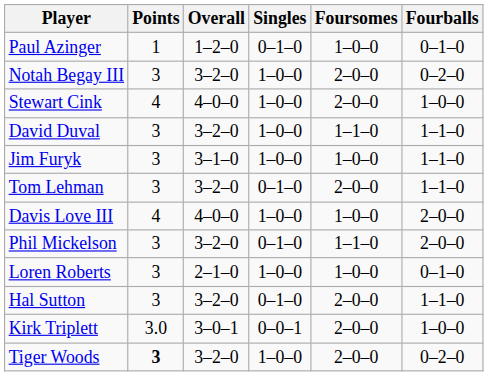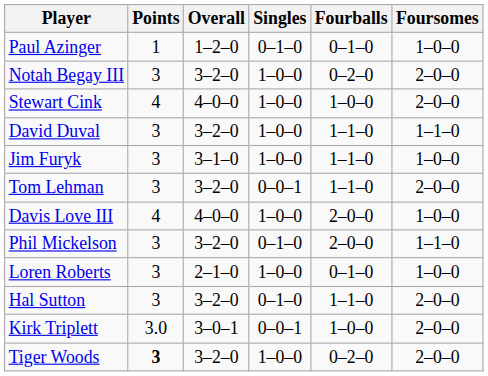columns swapped: (356, 18) <-> (442, 18)
(280, 187) 0–1–0 -> (280, 187) 0–0–1
